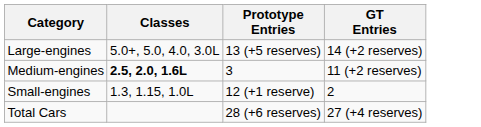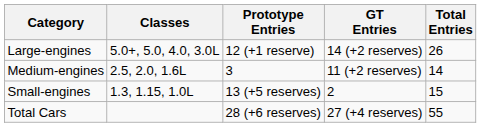+ column: (451, 22)
(273, 50) 13 (+5 reserves) -> (270, 50) 12 (+1 reserve)
(149, 71) bold -> (148, 71) normal
(270, 92) 12 (+1 reserve) -> (273, 92) 13 (+5 reserves)
